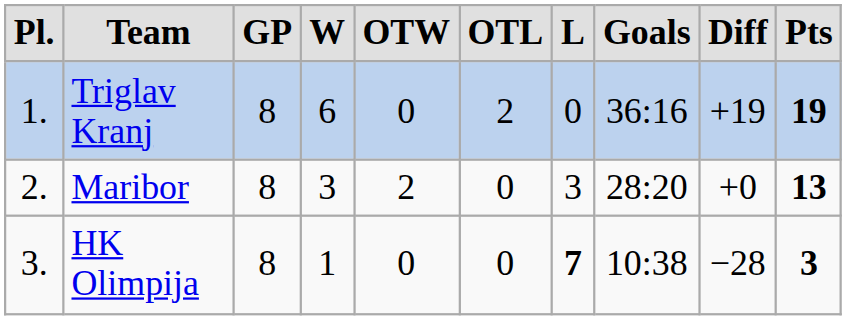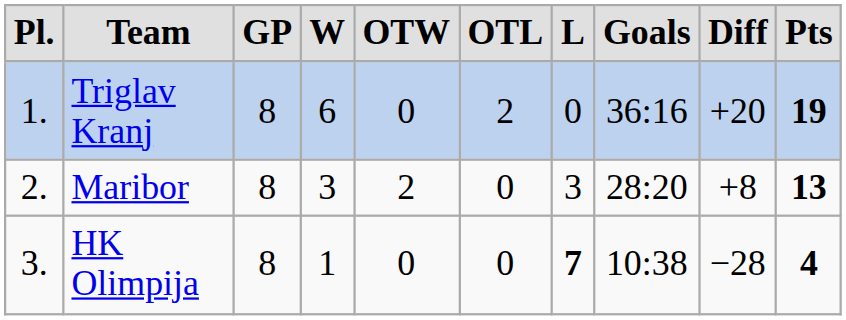(738, 109) +19 -> (738, 109) +20
(738, 186) +0 -> (738, 186) +8
(809, 263) 3 -> (809, 263) 4
